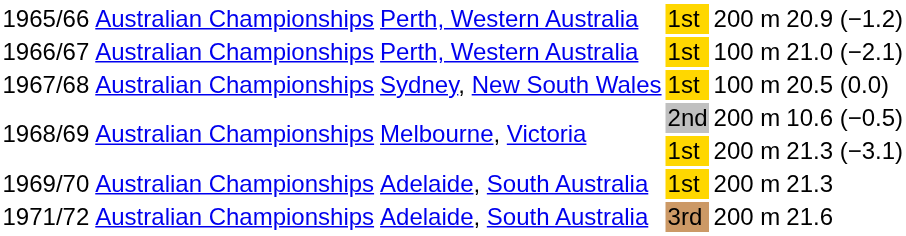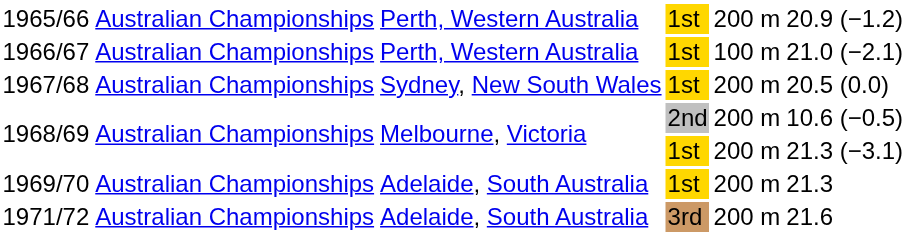(747, 84) 100 m -> (747, 84) 200 m
